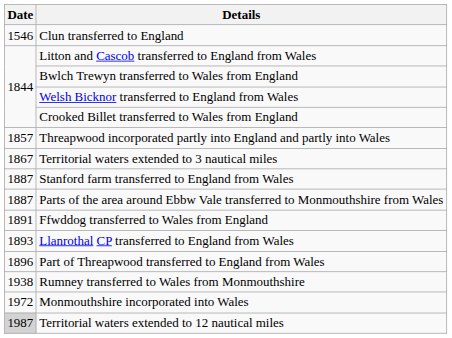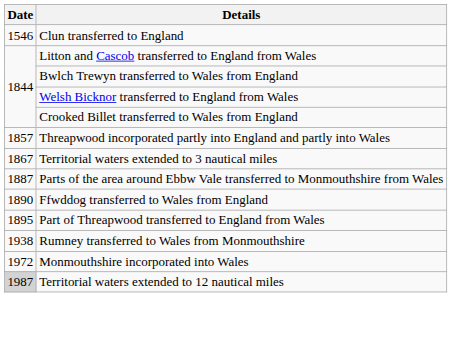- row: (166, 179)
(20, 220) 1891 -> (20, 199) 1890
- row: (167, 240)
(20, 261) 1896 -> (20, 220) 1895
